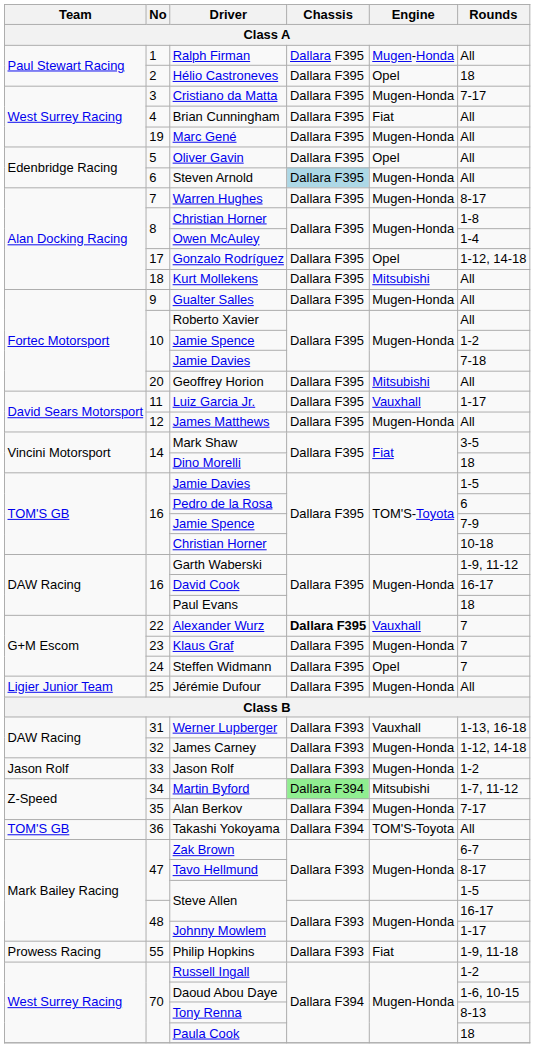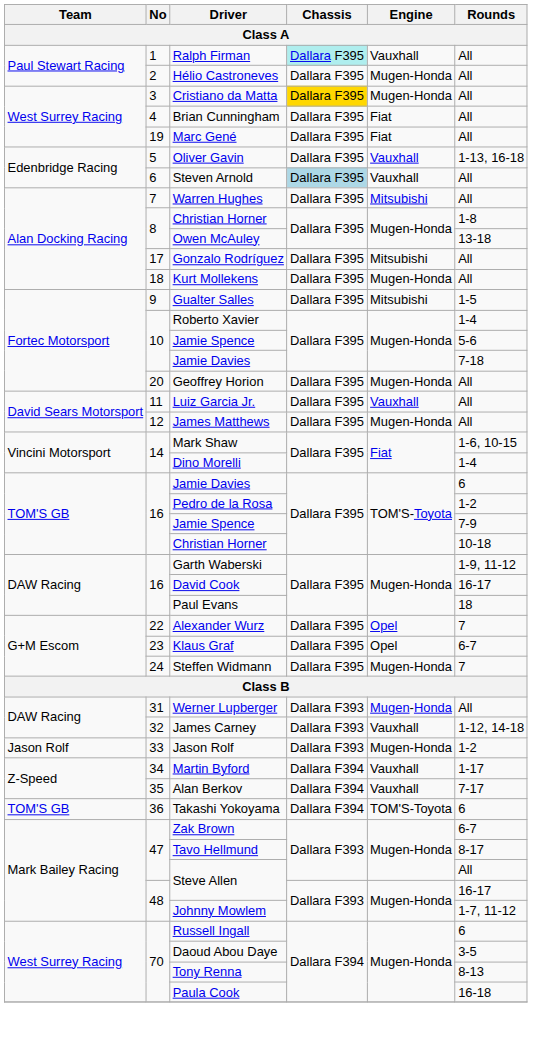(327, 55) no background -> (327, 55) paleturquoise background
(413, 55) Mugen-Honda -> (394, 55) Vauxhall
(386, 75) Opel -> (411, 75) Mugen-Honda
(467, 75) 18 -> (465, 75) All
(327, 96) no background -> (327, 96) gold background
(473, 96) 7-17 -> (465, 96) All
(413, 136) Mugen-Honda -> (381, 136) Fiat
(386, 157) Opel -> (394, 157) Vauxhall
(467, 157) All -> (491, 157) 1-13, 16-18
(413, 177) Mugen-Honda -> (394, 177) Vauxhall
(413, 198) Mugen-Honda -> (399, 198) Mitsubishi
(473, 198) 8-17 -> (465, 198) All
(470, 238) 1-4 -> (475, 238) 13-18
(386, 259) Opel -> (399, 259) Mitsubishi
(493, 259) 1-12, 14-18 -> (465, 259) All
(401, 279) Mitsubishi -> (411, 279) Mugen-Honda
(413, 299) Mugen-Honda -> (399, 299) Mitsubishi
(467, 299) All -> (467, 299) 1-5
(467, 320) All -> (467, 320) 1-4
(470, 340) 1-2 -> (467, 340) 5-6
(401, 381) Mitsubishi -> (411, 381) Mugen-Honda
(473, 401) 1-17 -> (465, 401) All
(470, 442) 3-5 -> (488, 442) 1-6, 10-15
(467, 462) 18 -> (467, 462) 1-4
(470, 483) 1-5 -> (462, 483) 6
(464, 503) 6 -> (467, 503) 1-2
(328, 625) bold -> (327, 625) normal
(397, 625) Vauxhall -> (384, 625) Opel
(413, 646) Mugen-Honda -> (384, 646) Opel
(464, 646) 7 -> (467, 646) 6-7
(386, 666) Opel -> (411, 666) Mugen-Honda
- row: (156, 686)
(397, 727) Vauxhall -> (411, 707) Mugen-Honda
(493, 727) 1-13, 16-18 -> (465, 707) All
(413, 747) Mugen-Honda -> (394, 727) Vauxhall
(327, 788) lightgreen background -> (327, 768) no background
(401, 788) Mitsubishi -> (394, 768) Vauxhall
(489, 788) 1-7, 11-12 -> (471, 768) 1-17
(413, 809) Mugen-Honda -> (394, 788) Vauxhall
(467, 829) All -> (462, 809) 6
(470, 890) 1-5 -> (465, 870) All
(473, 931) 1-17 -> (487, 910) 1-7, 11-12
- row: (156, 951)
(470, 971) 1-2 -> (462, 931) 6
(490, 992) 1-6, 10-15 -> (467, 951) 3-5
(467, 1033) 18 -> (475, 992) 16-18
